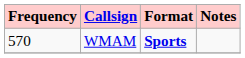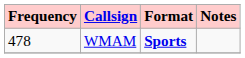(19, 40) 570 -> (19, 40) 478
